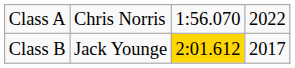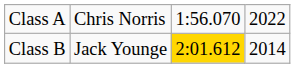(267, 48) 2017 -> (267, 48) 2014
